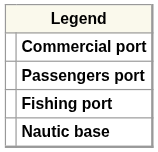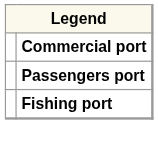- row: (66, 132)
